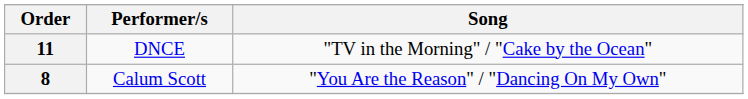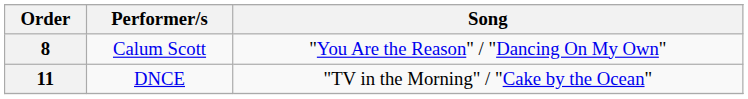rows swapped: (45, 78) <-> (45, 49)
